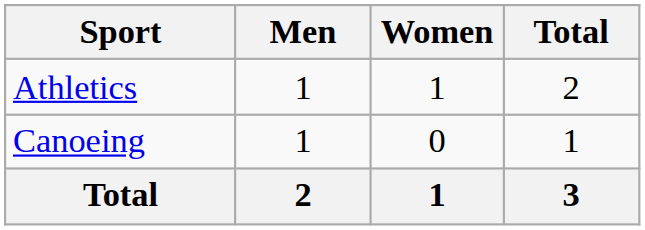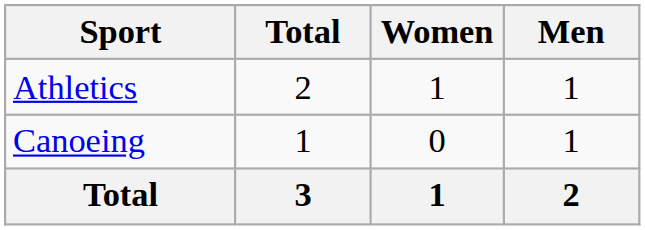columns swapped: (303, 31) <-> (571, 31)
